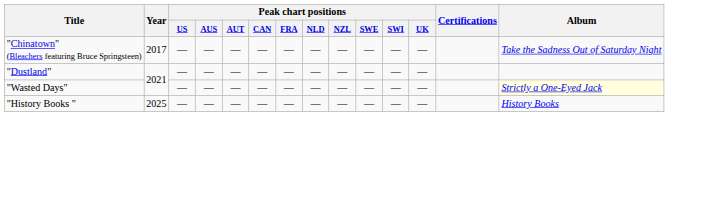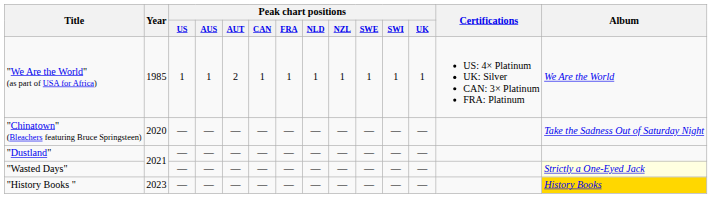+ row: (52, 77)
(156, 50) 2017 -> (156, 131) 2020
(156, 103) 2025 -> (156, 185) 2023
(530, 103) no background -> (573, 185) gold background
